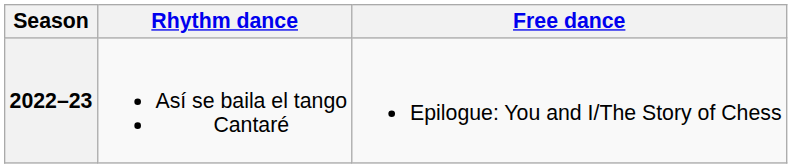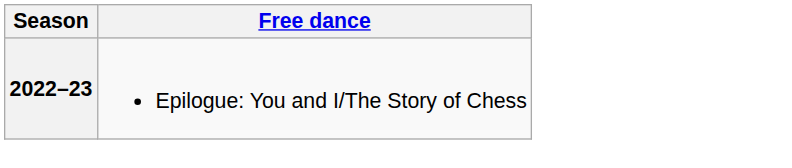- column: (225, 21)
